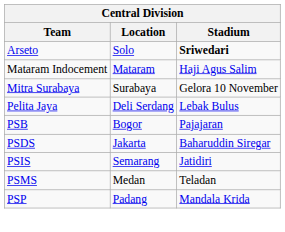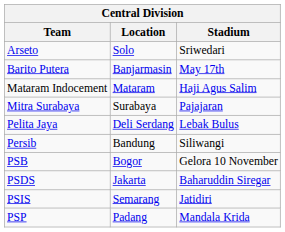(204, 50) bold -> (202, 50) normal
+ row: (38, 69)
(229, 87) Gelora 10 November -> (201, 106) Pajajaran
+ row: (22, 143)
(201, 124) Pajajaran -> (229, 161) Gelora 10 November
- row: (22, 180)
